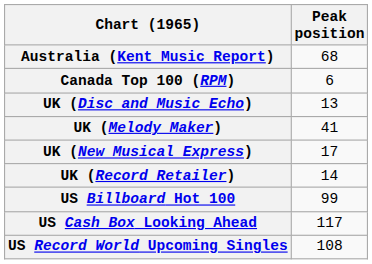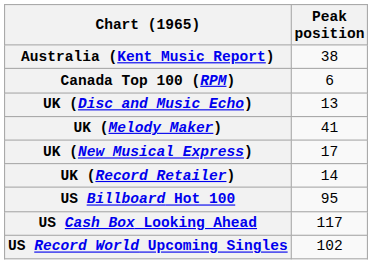(330, 57) 68 -> (330, 57) 38
(330, 199) 99 -> (330, 199) 95
(330, 247) 108 -> (330, 247) 102
